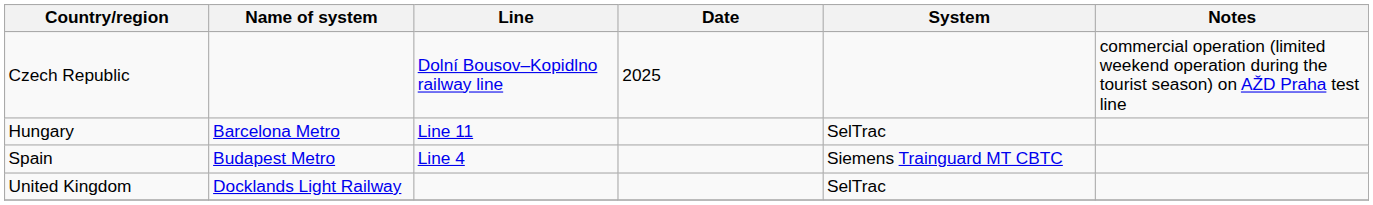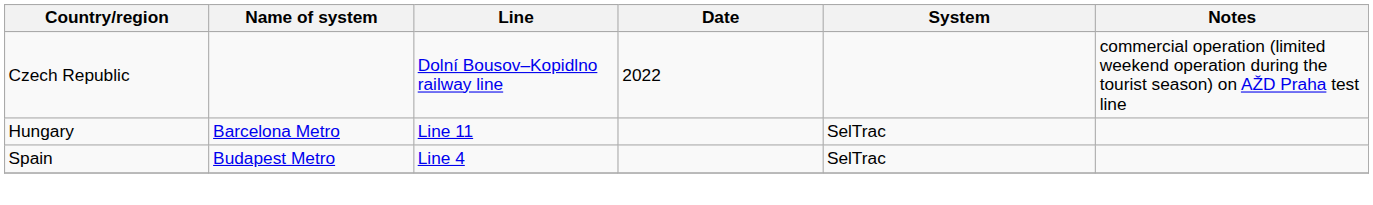(642, 74) 2025 -> (642, 74) 2022
(945, 158) Siemens Trainguard MT CBTC -> (856, 158) SelTrac
- row: (70, 186)
